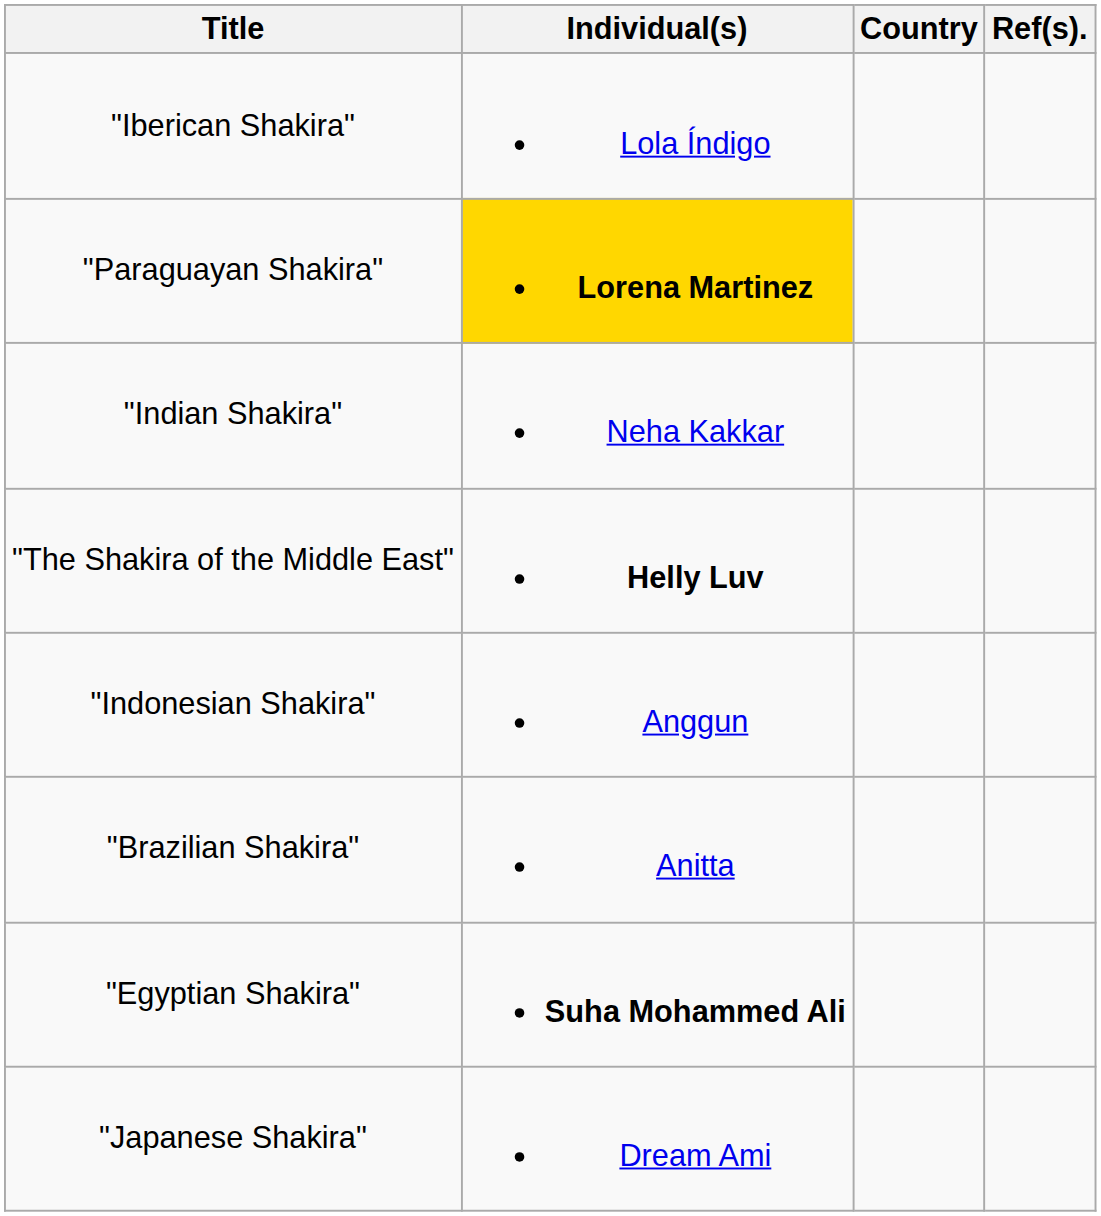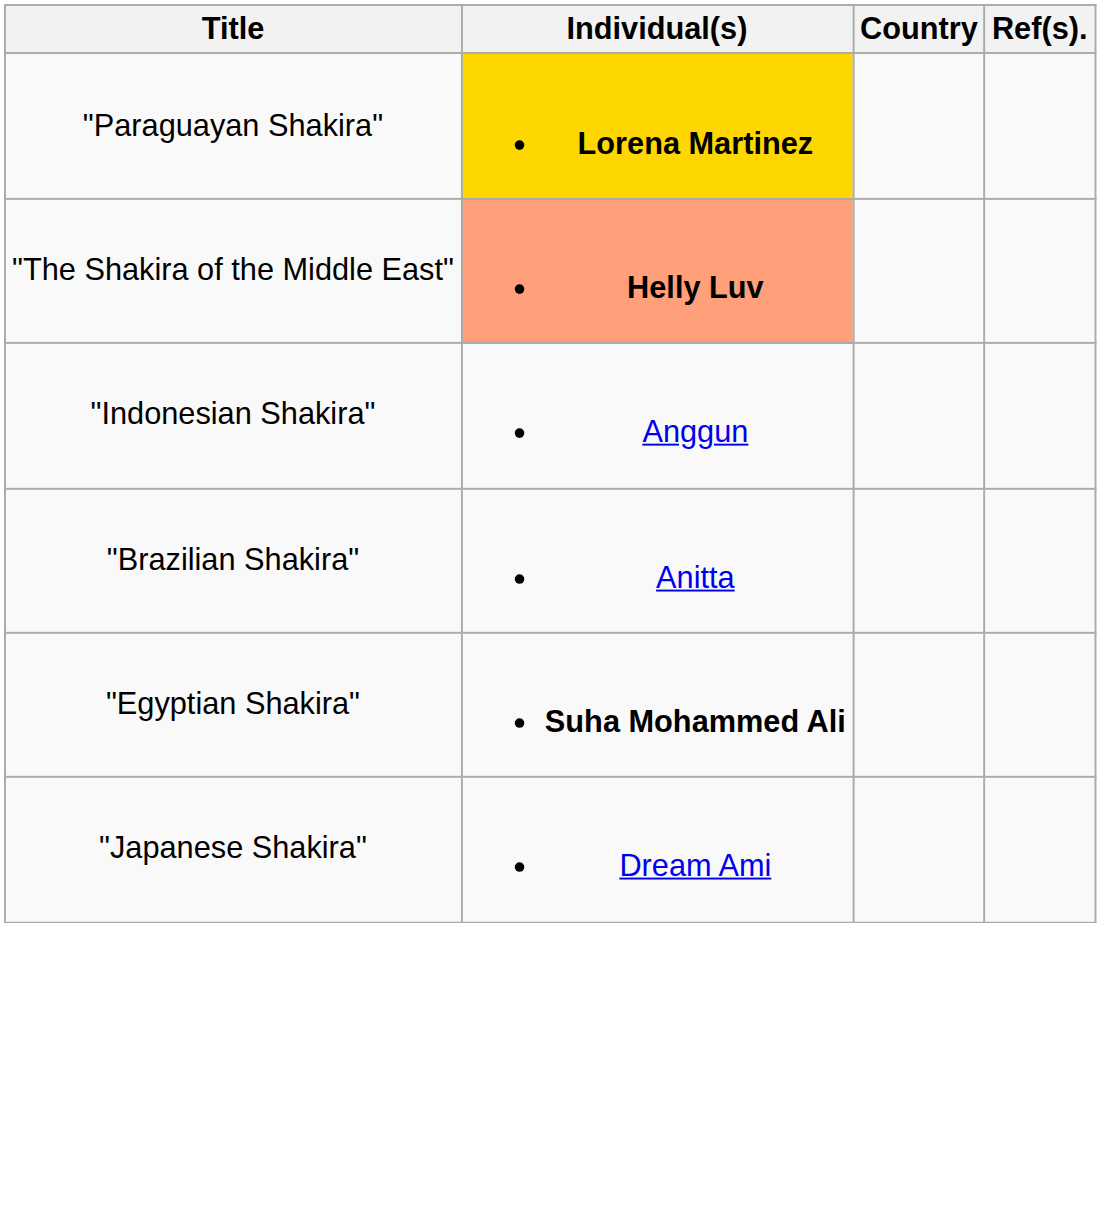- row: (233, 125)
- row: (233, 415)
(657, 577) no background -> (657, 288) lightsalmon background
